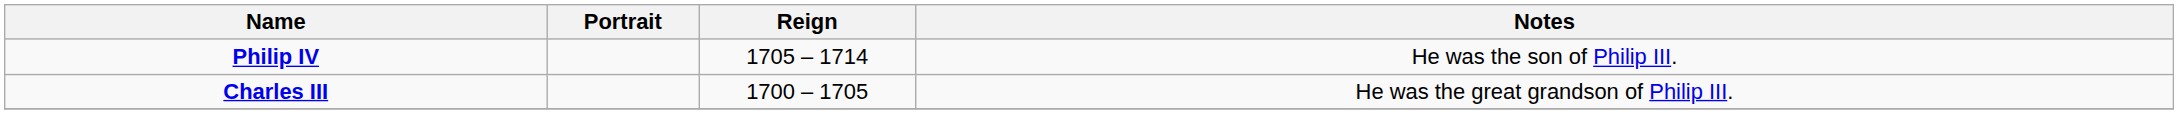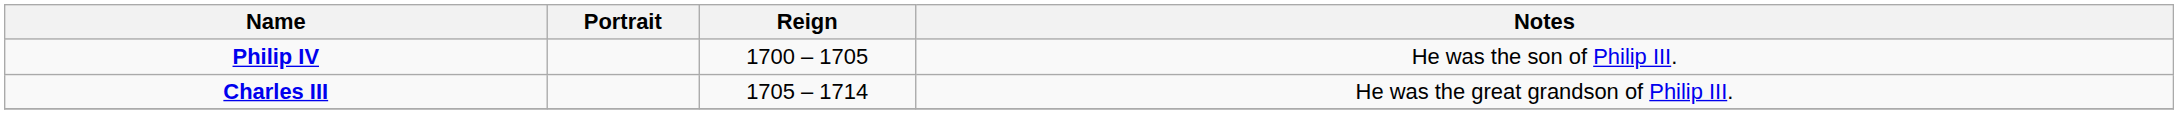(807, 56) 1705 – 1714 -> (807, 56) 1700 – 1705
(807, 91) 1700 – 1705 -> (807, 91) 1705 – 1714
